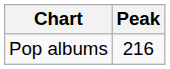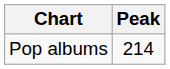(138, 49) 216 -> (138, 49) 214
